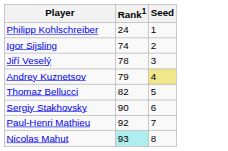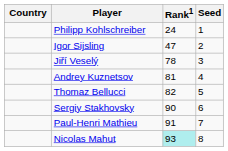+ column: (28, 13)
(123, 45) 74 -> (170, 45) 47
(123, 76) 79 -> (170, 76) 81
(153, 76) khaki background -> (201, 76) no background
(123, 123) 92 -> (170, 123) 91
